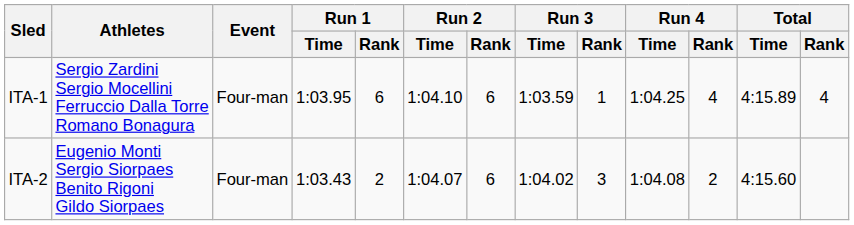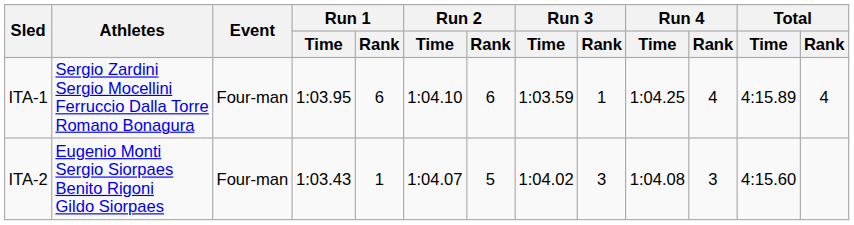(379, 179) 2 -> (379, 179) 1
(490, 179) 6 -> (490, 179) 5
(713, 179) 2 -> (713, 179) 3
